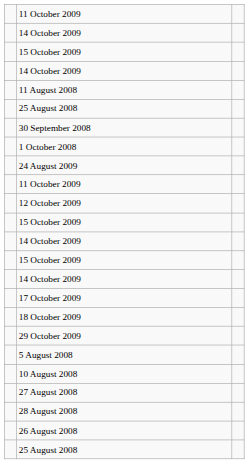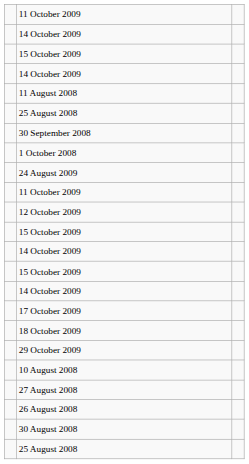- row: (10, 355)
- row: (10, 412)
+ row: (10, 429)
